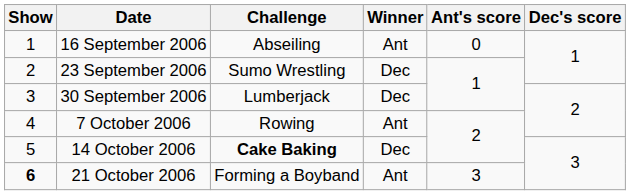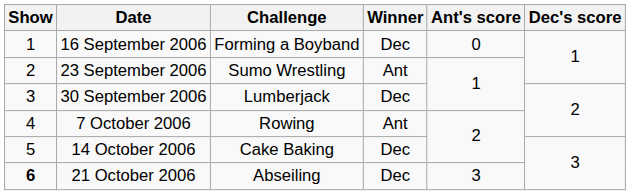(287, 44) Abseiling -> (287, 44) Forming a Boyband
(395, 44) Ant -> (395, 44) Dec
(395, 70) Dec -> (395, 70) Ant
(287, 149) bold -> (287, 149) normal
(287, 176) Forming a Boyband -> (287, 176) Abseiling
(395, 176) Ant -> (395, 176) Dec
